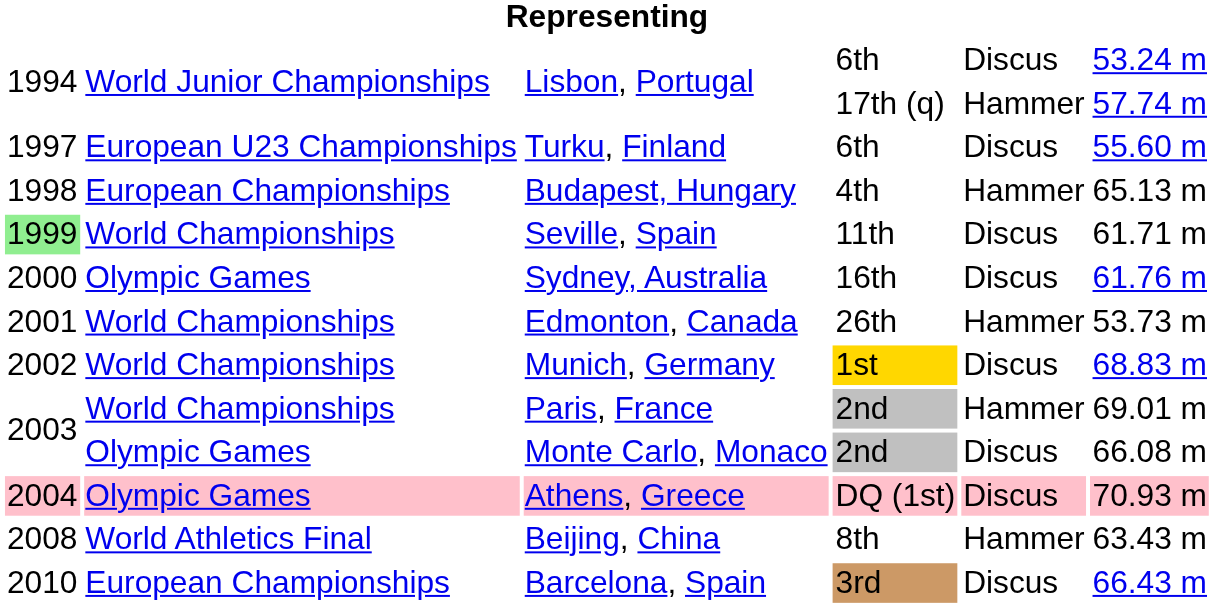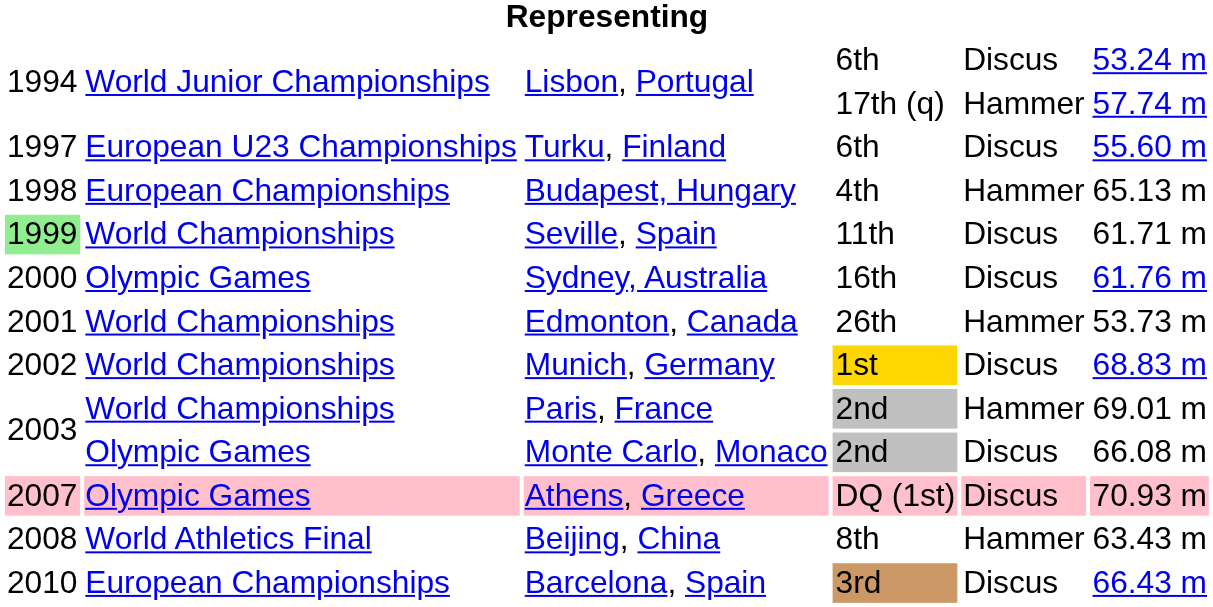(42, 495) 2004 -> (42, 495) 2007
